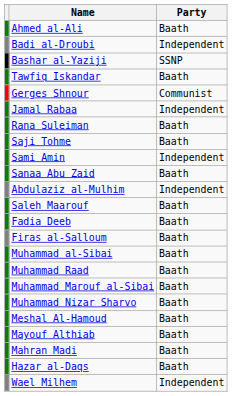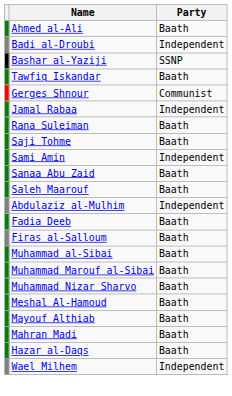rows swapped: (50, 206) <-> (68, 190)
- row: (50, 270)
